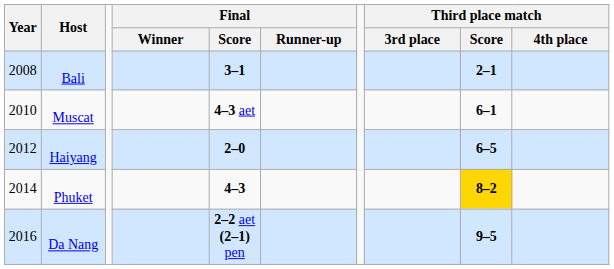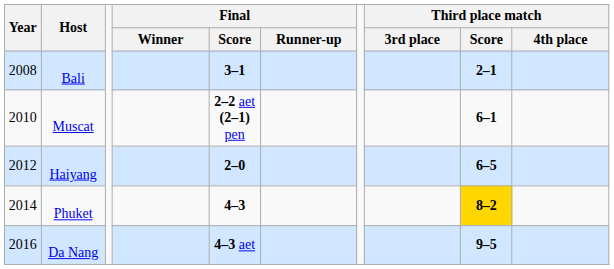(235, 110) 4–3 aet -> (235, 118) 2–2 aet (2–1) pen
(235, 237) 2–2 aet (2–1) pen -> (235, 245) 4–3 aet
